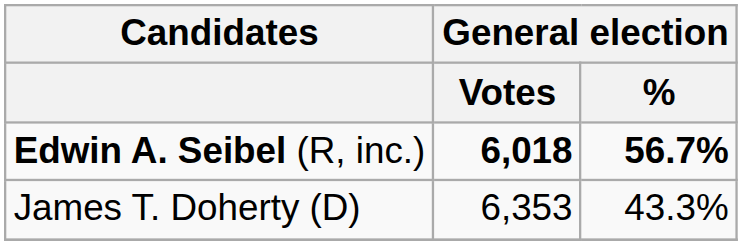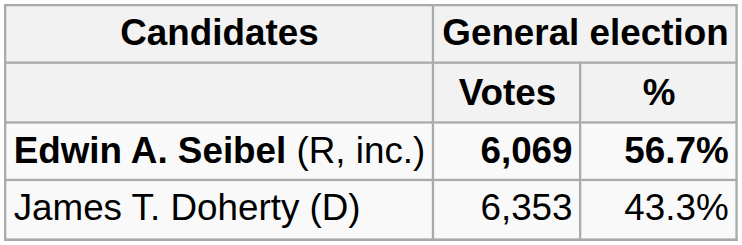(527, 150) 6,018 -> (527, 150) 6,069
